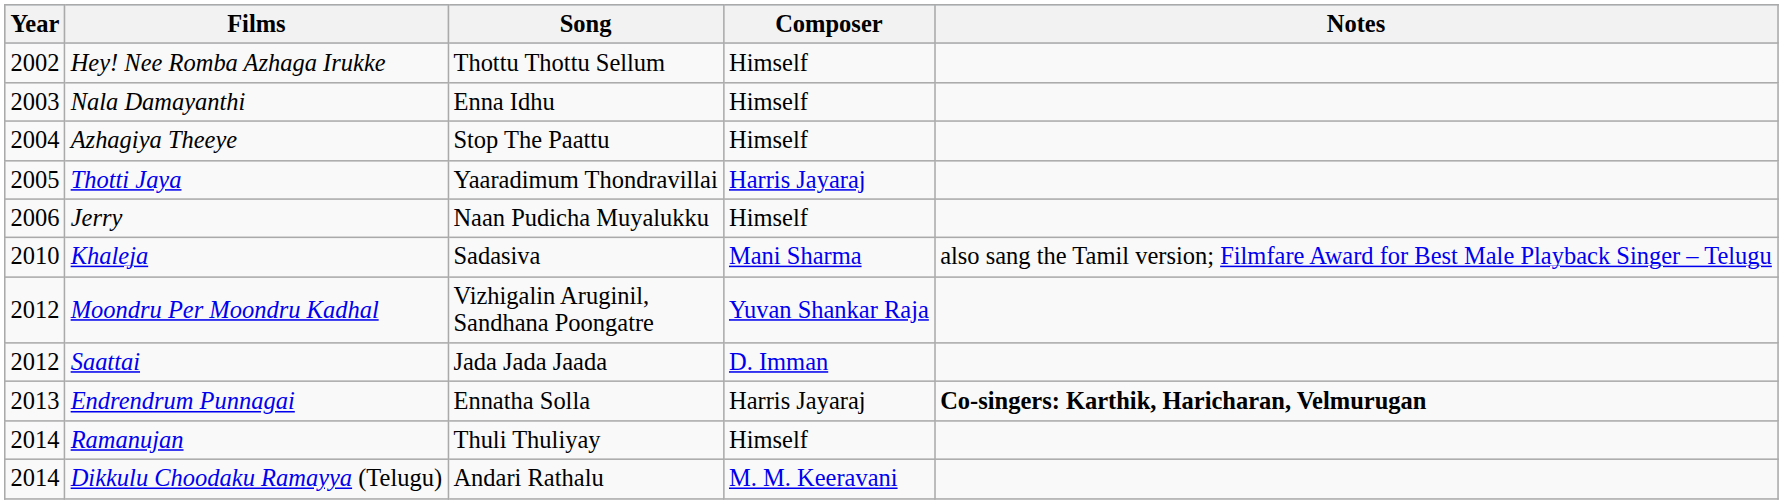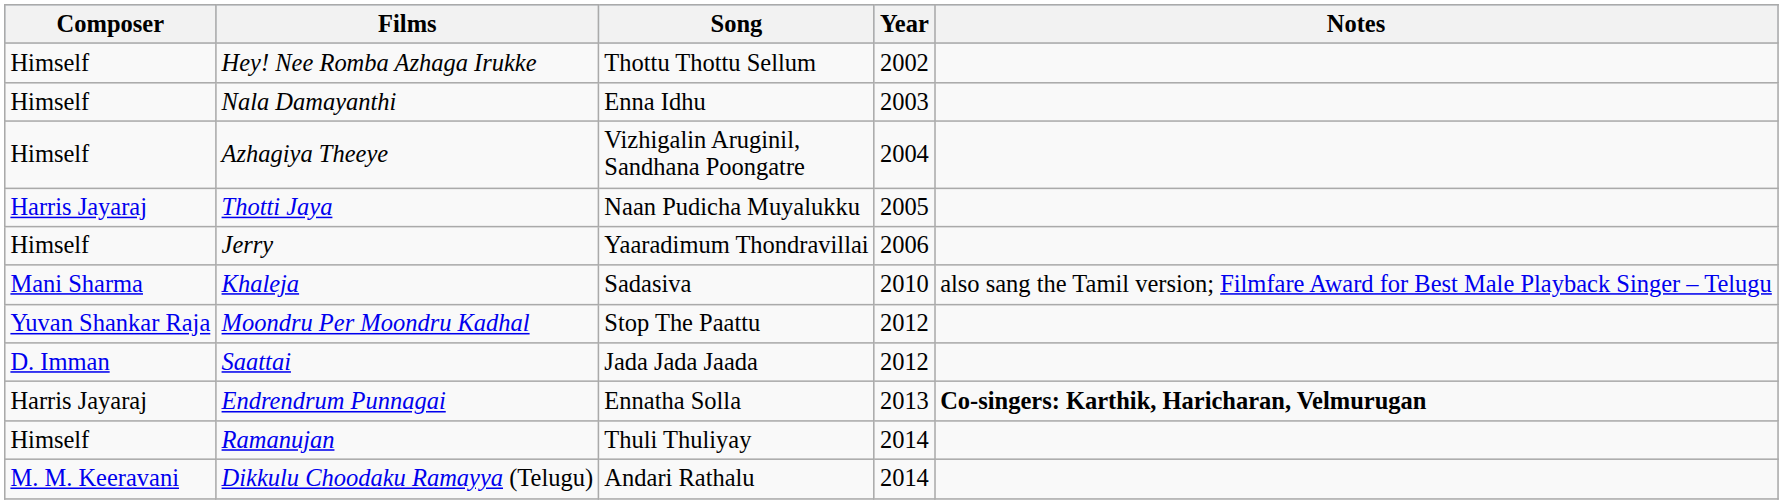columns swapped: (35, 23) <-> (829, 23)
(531, 140) Stop The Paattu -> (705, 154) Vizhigalin Aruginil, Sandhana Poongatre
(586, 179) Yaaradimum Thondravillai -> (732, 206) Naan Pudicha Muyalukku
(581, 218) Naan Pudicha Muyalukku -> (736, 245) Yaaradimum Thondravillai
(554, 309) Vizhigalin Aruginil, Sandhana Poongatre -> (682, 323) Stop The Paattu
